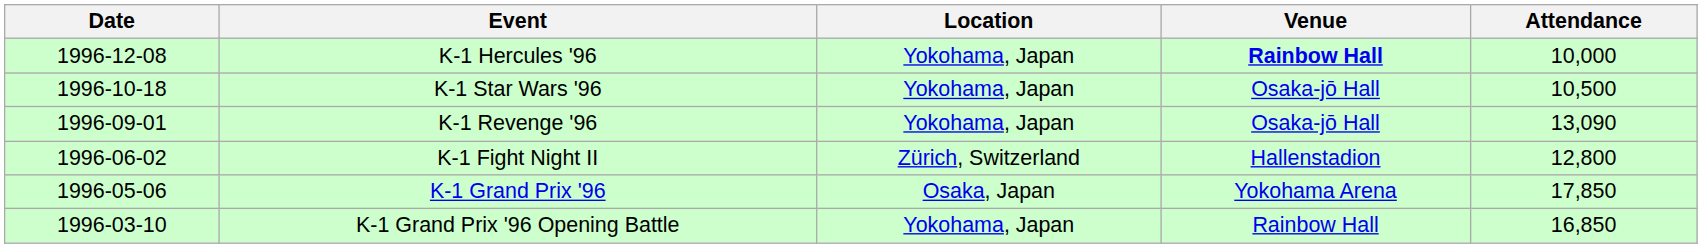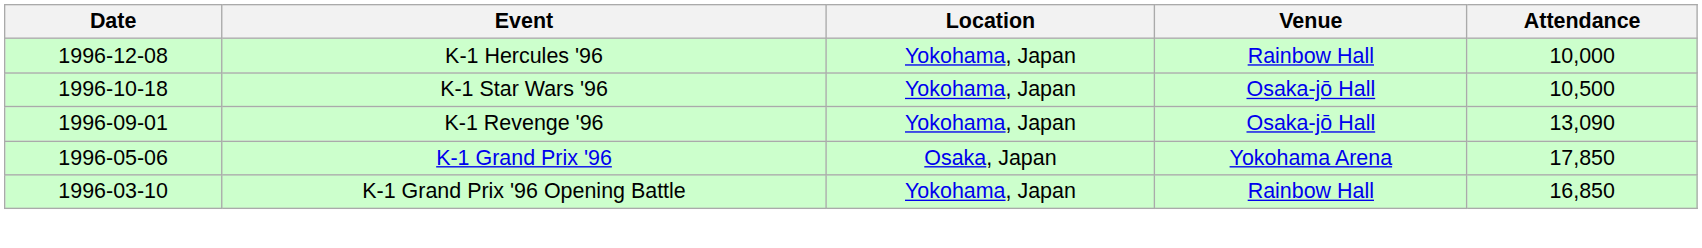(1316, 55) bold -> (1311, 55) normal
- row: (518, 157)
